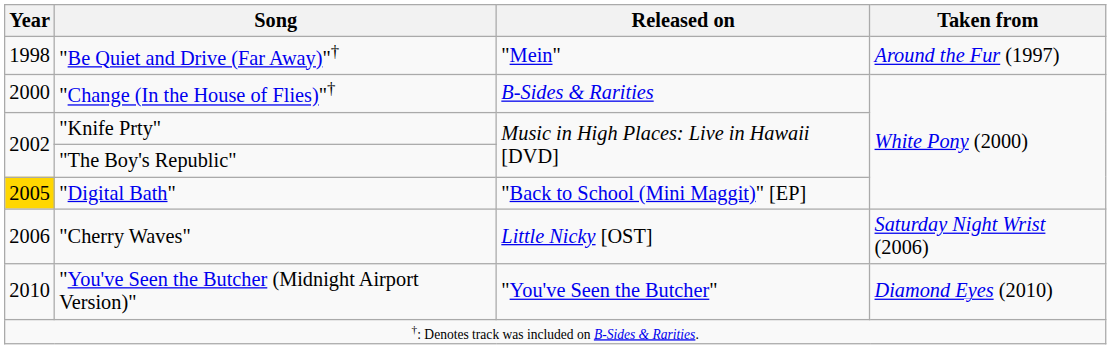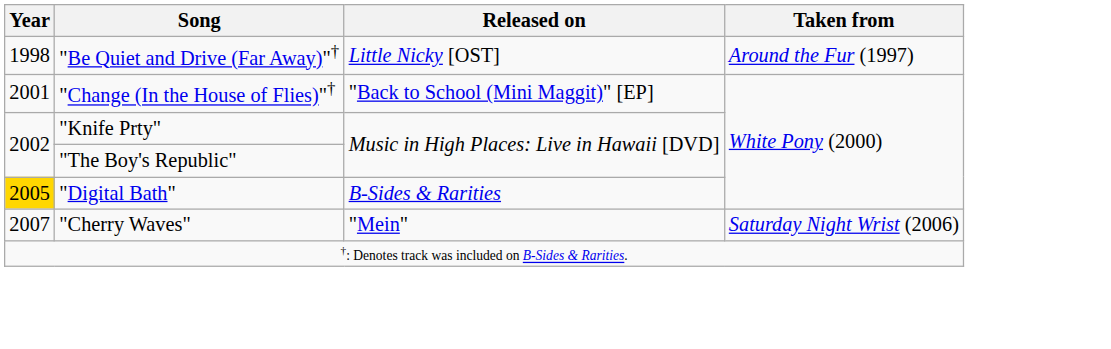(531, 55) "Mein" -> (424, 55) Little Nicky [OST]
(30, 93) 2000 -> (30, 93) 2001
(578, 93) B-Sides & Rarities -> (501, 93) "Back to School (Mini Maggit)" [EP]
(654, 192) "Back to School (Mini Maggit)" [EP] -> (425, 192) B-Sides & Rarities
(30, 236) 2006 -> (30, 224) 2007
(577, 236) Little Nicky [OST] -> (378, 224) "Mein"
- row: (239, 291)
